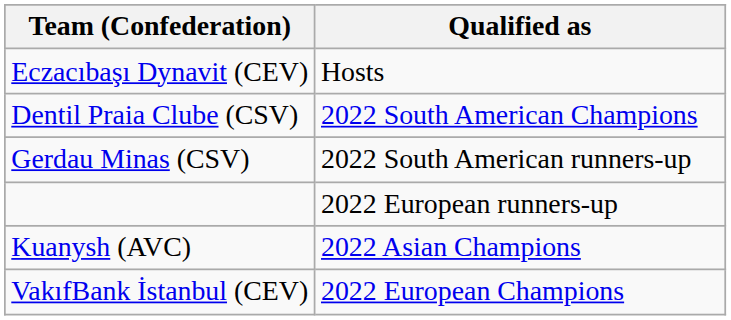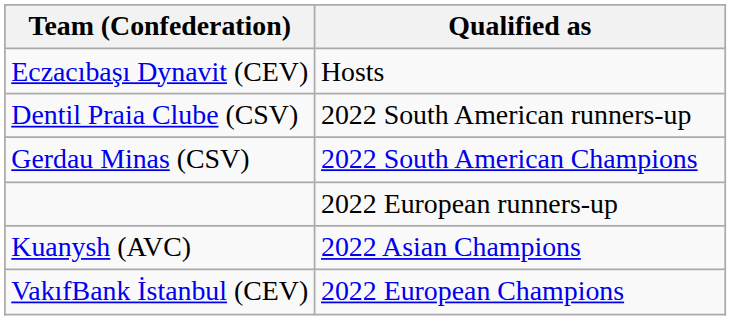(509, 114) 2022 South American Champions -> (506, 114) 2022 South American runners-up
(506, 159) 2022 South American runners-up -> (509, 159) 2022 South American Champions
